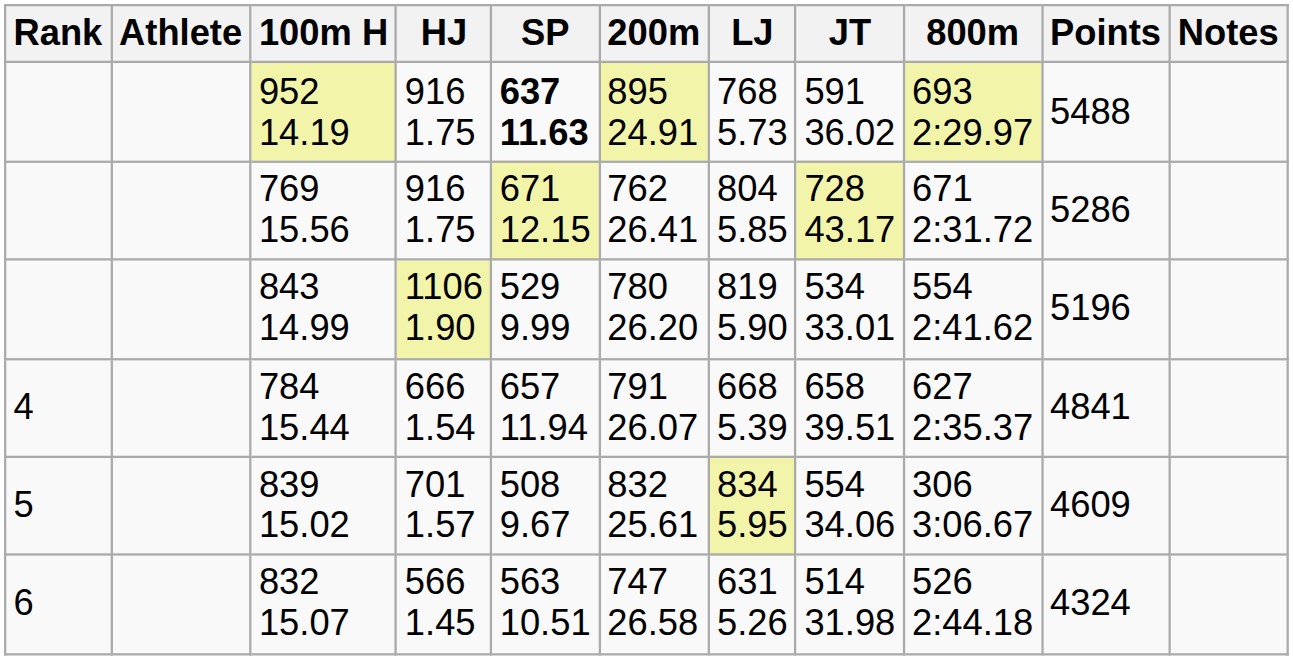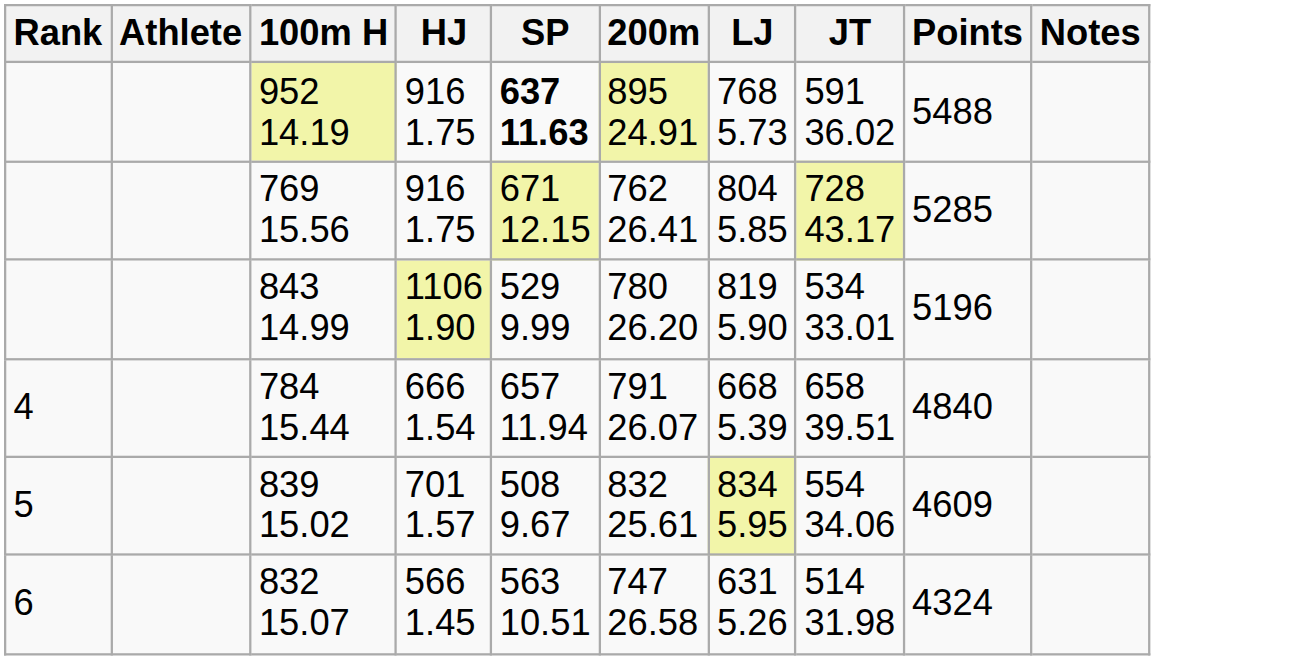- column: (973, 33)
(1090, 209) 5286 -> (952, 209) 5285
(1090, 406) 4841 -> (952, 406) 4840
